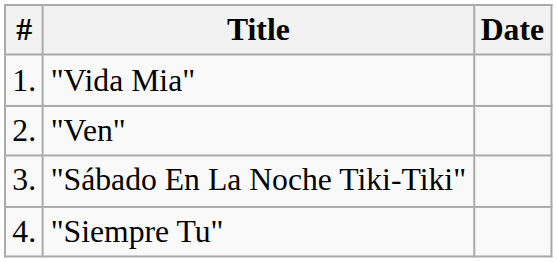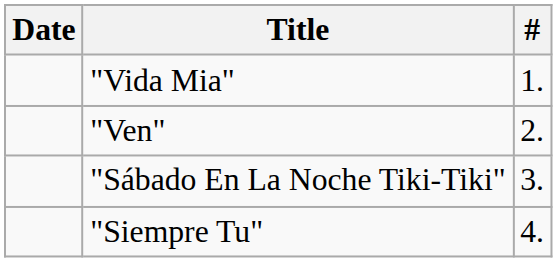columns swapped: (24, 29) <-> (512, 29)
